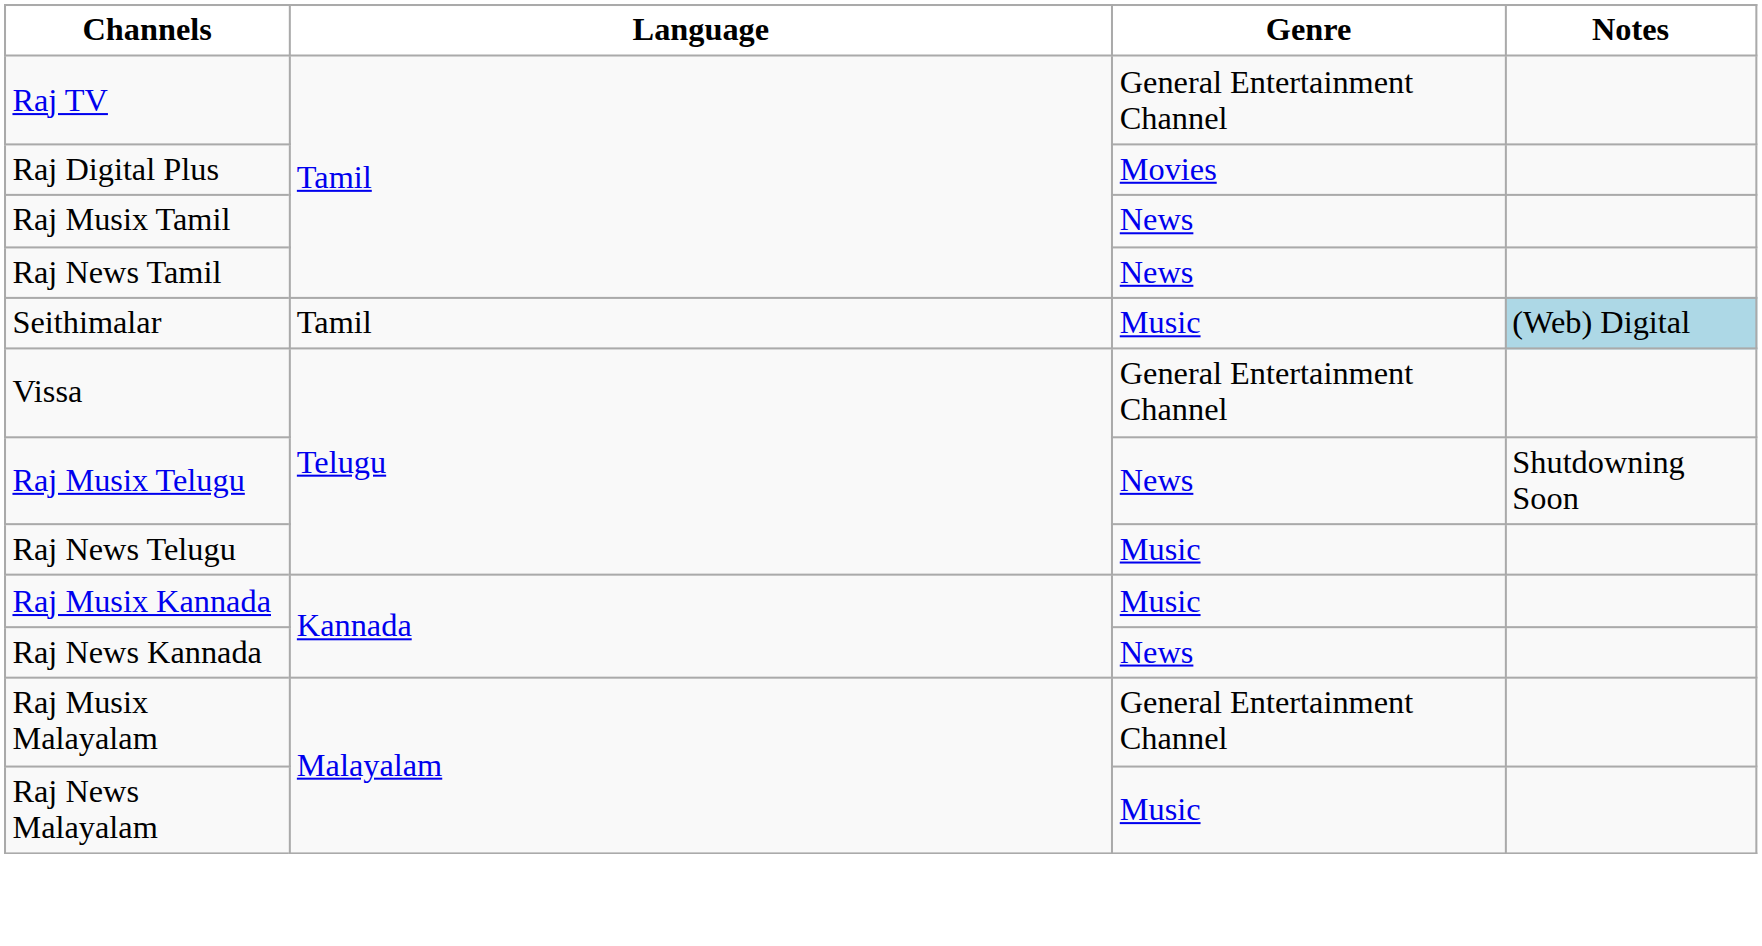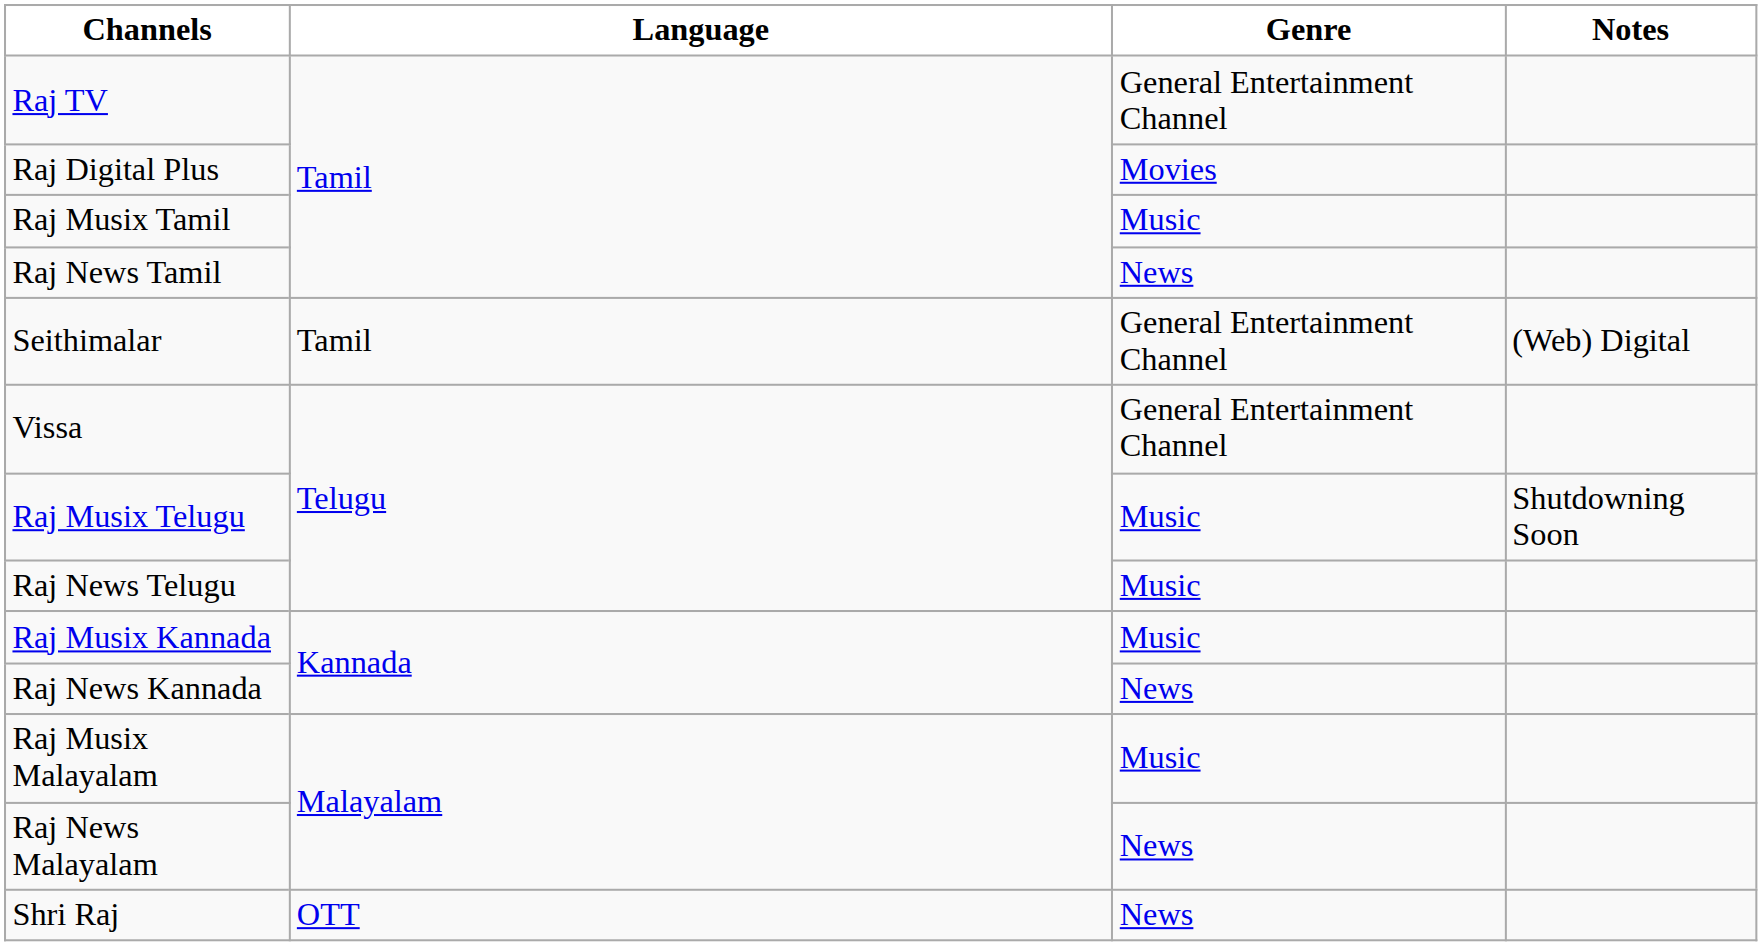(1157, 220) News -> (1160, 220) Music
(1160, 322) Music -> (1266, 340) General Entertainment Channel
(1601, 322) lightblue background -> (1601, 340) no background
(1157, 479) News -> (1160, 516) Music
(1266, 721) General Entertainment Channel -> (1160, 757) Music
(1160, 808) Music -> (1157, 845) News
+ row: (66, 914)
